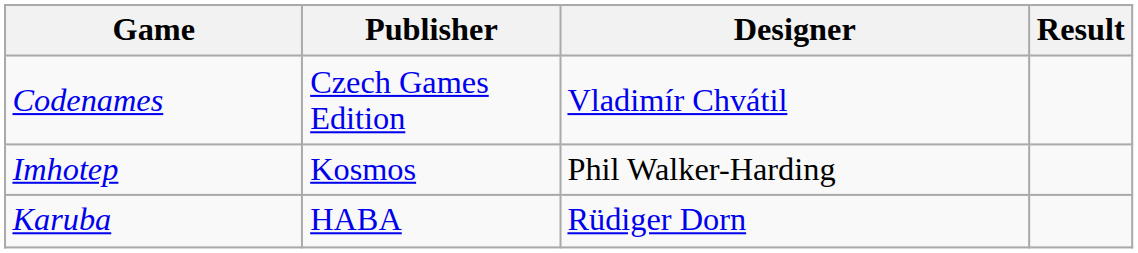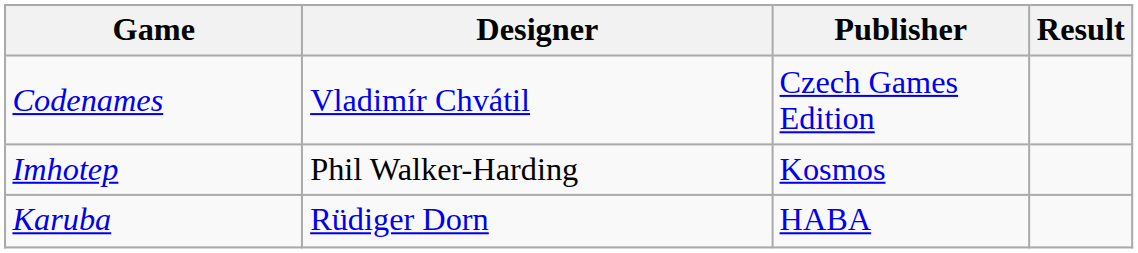columns swapped: (795, 30) <-> (431, 30)
